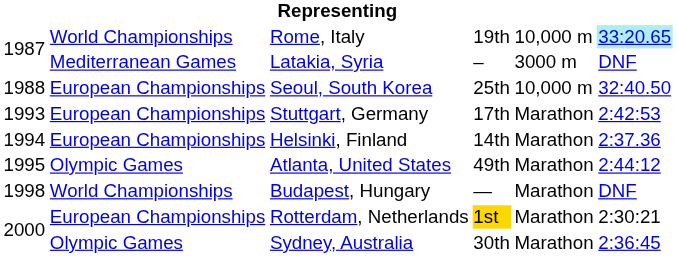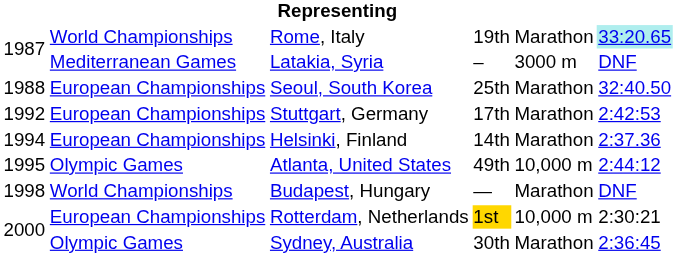(554, 36) 10,000 m -> (554, 36) Marathon
(554, 88) 10,000 m -> (554, 88) Marathon
(24, 113) 1993 -> (24, 113) 1992
(554, 165) Marathon -> (554, 165) 10,000 m
(554, 216) Marathon -> (554, 216) 10,000 m
